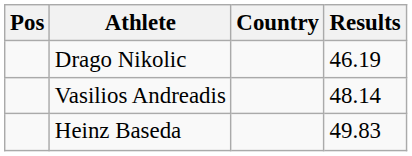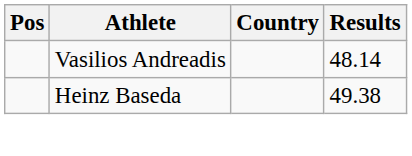- row: (121, 58)
(355, 131) 49.83 -> (355, 95) 49.38
